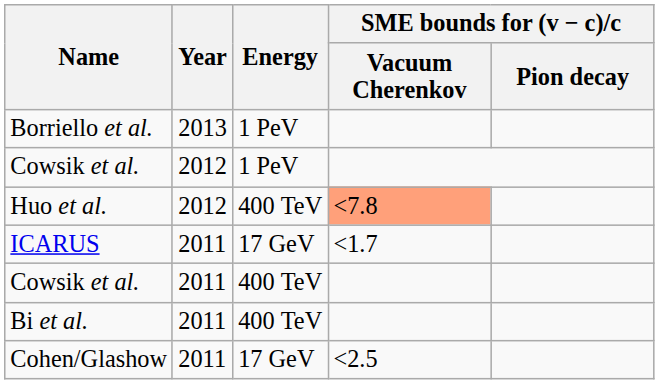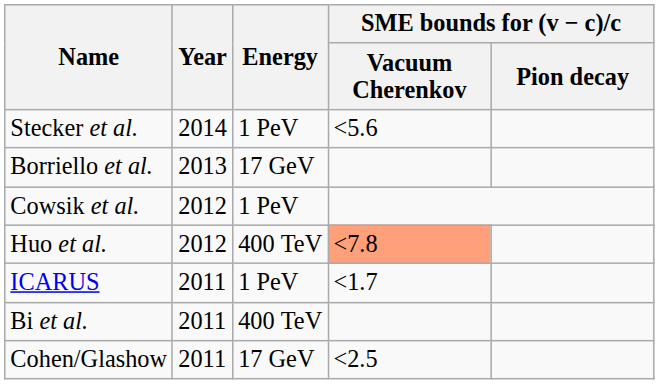+ row: (74, 128)
(268, 128) 1 PeV -> (276, 166) 17 GeV
(276, 243) 17 GeV -> (268, 282) 1 PeV
- row: (75, 282)
